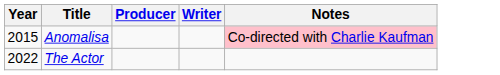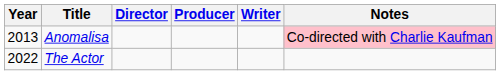+ column: (142, 15)
(23, 37) 2015 -> (23, 37) 2013
